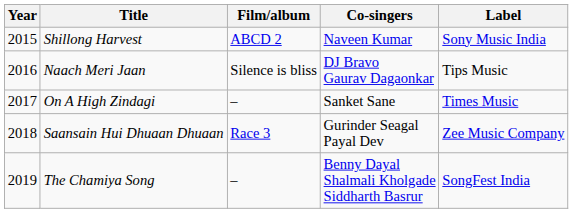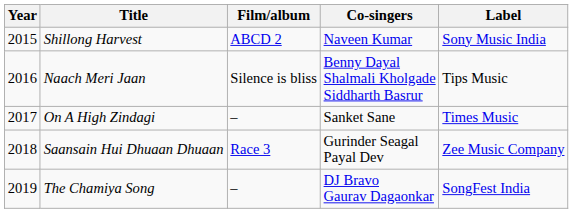(379, 70) DJ Bravo Gaurav Dagaonkar -> (380, 78) Benny Dayal Shalmali Kholgade Siddharth Basrur
(380, 180) Benny Dayal Shalmali Kholgade Siddharth Basrur -> (379, 188) DJ Bravo Gaurav Dagaonkar
